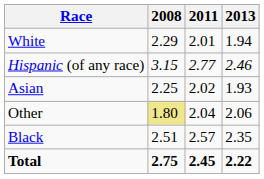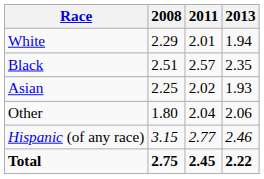rows swapped: (26, 137) <-> (76, 64)
(165, 112) khaki background -> (165, 112) no background
